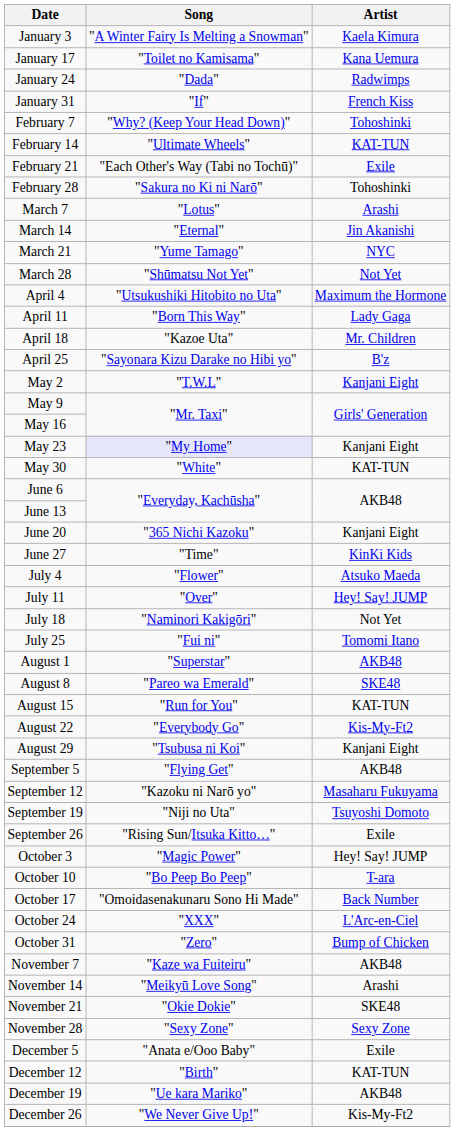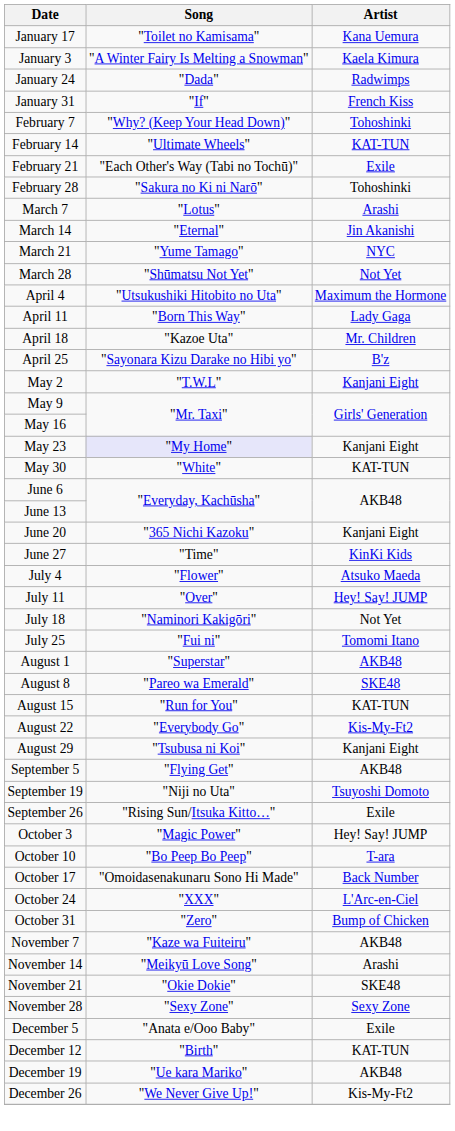rows swapped: (45, 36) <-> (45, 58)
- row: (45, 791)
